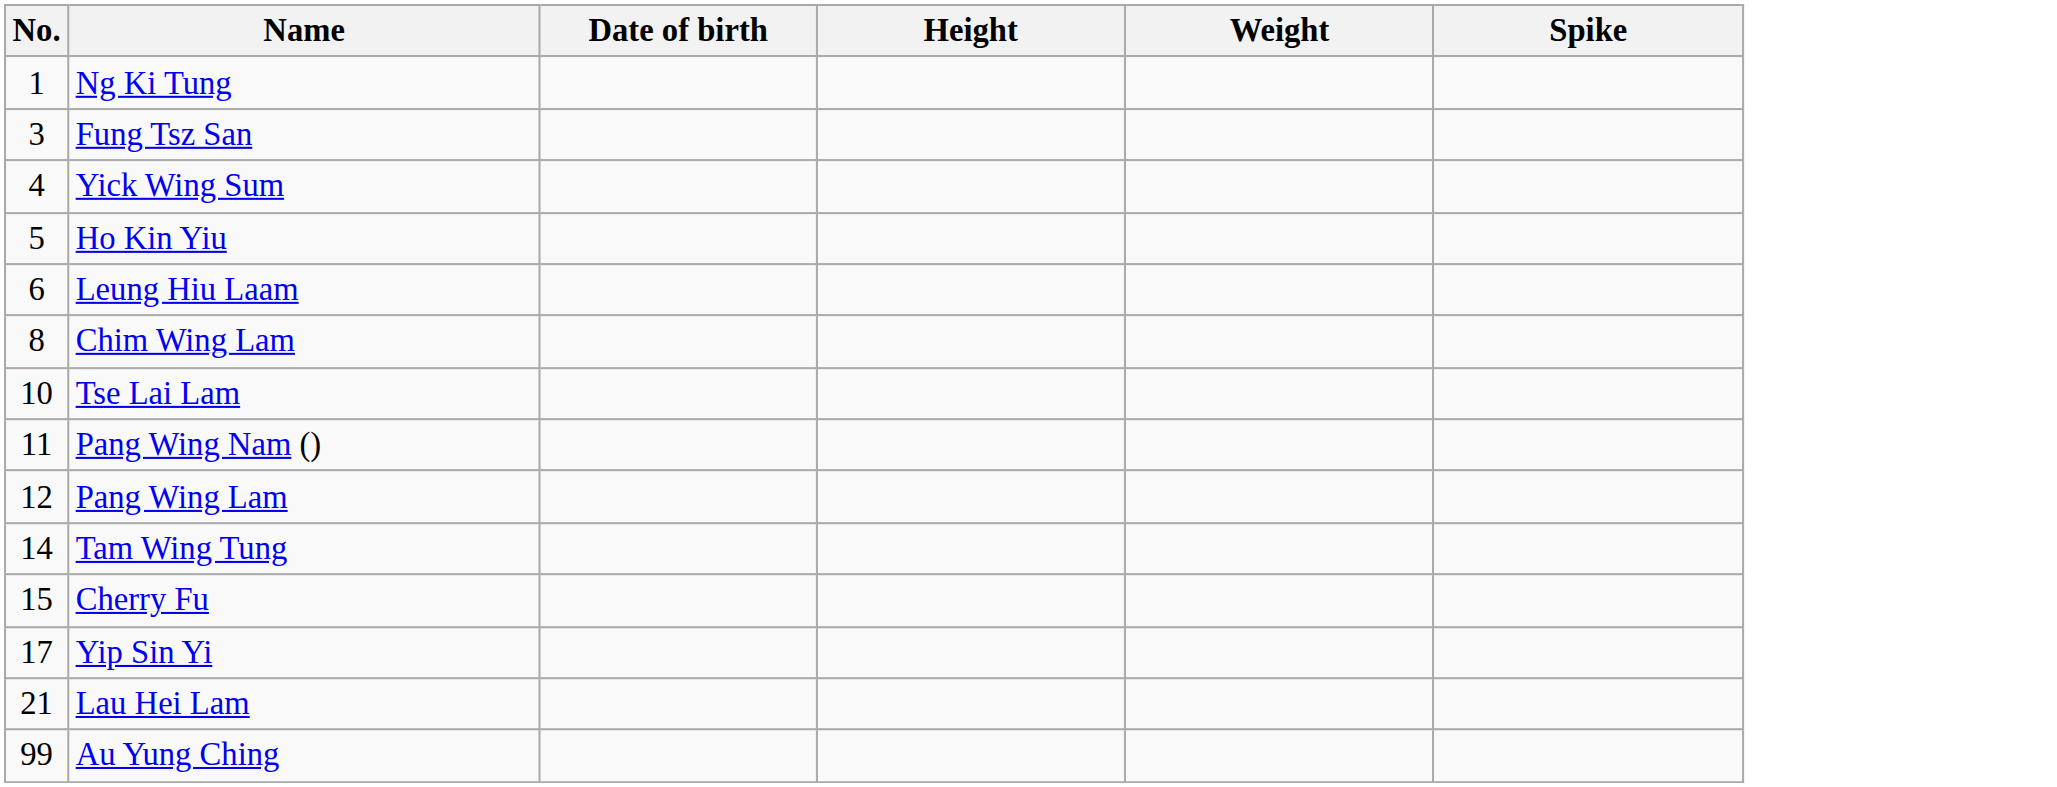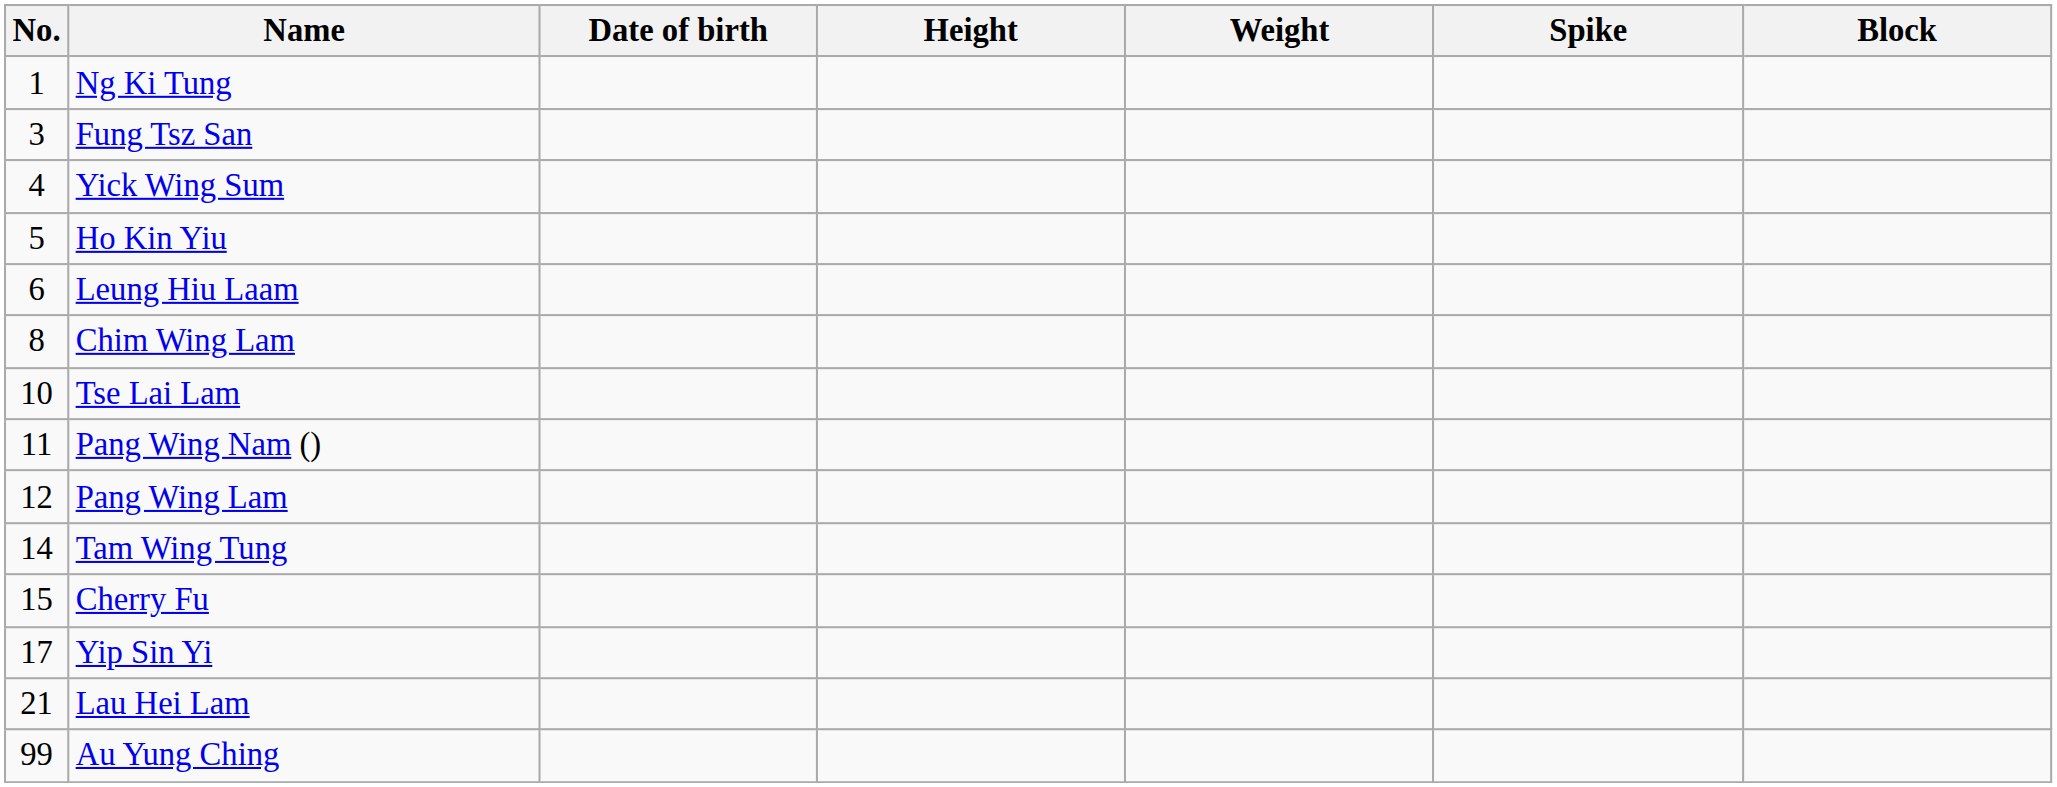+ column: (1897, 30)
